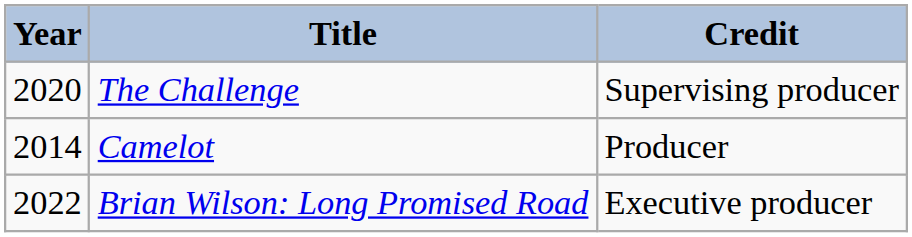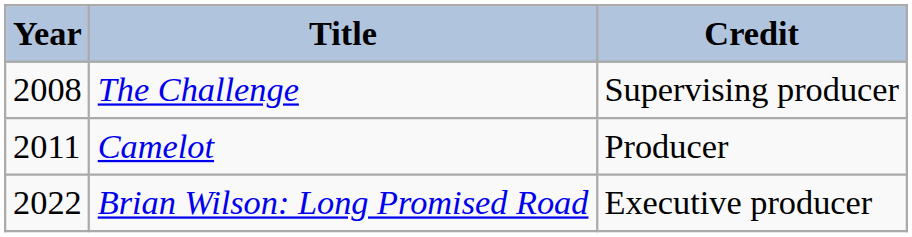(47, 89) 2020 -> (47, 89) 2008
(47, 146) 2014 -> (47, 146) 2011
